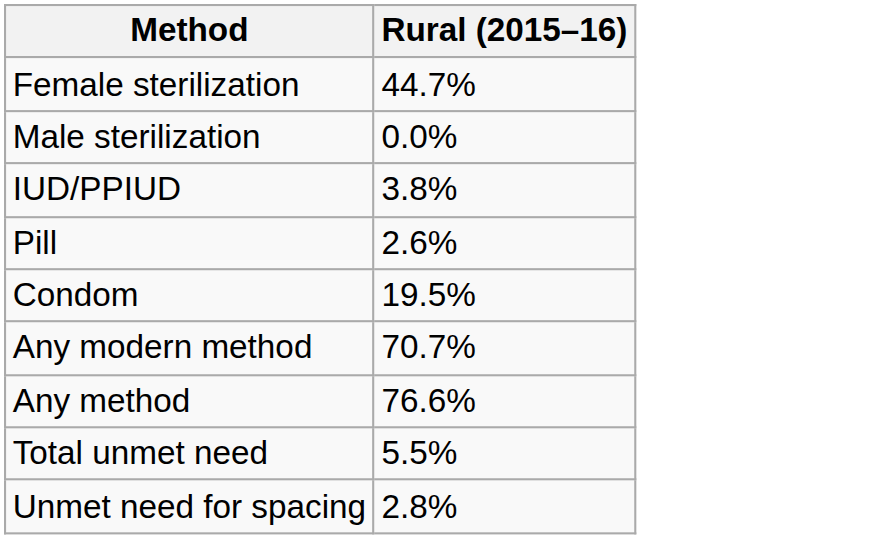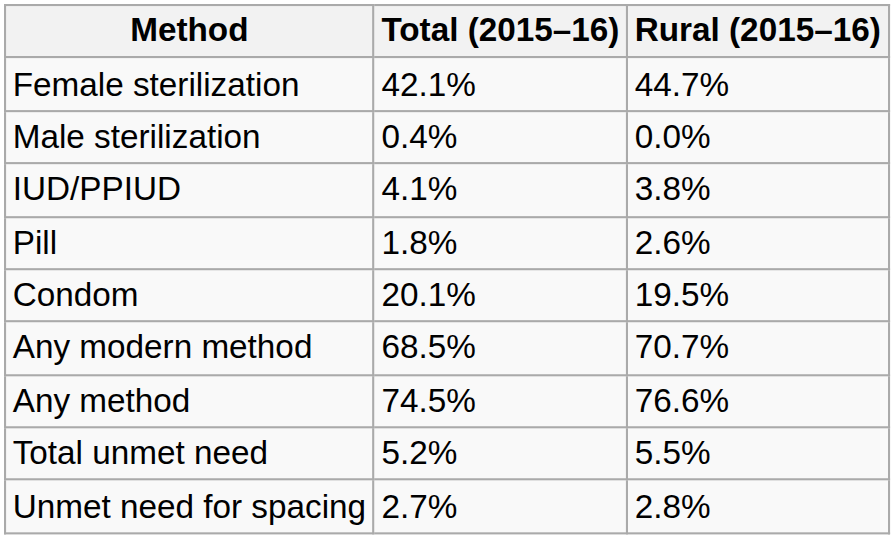+ column: (500, 30)
